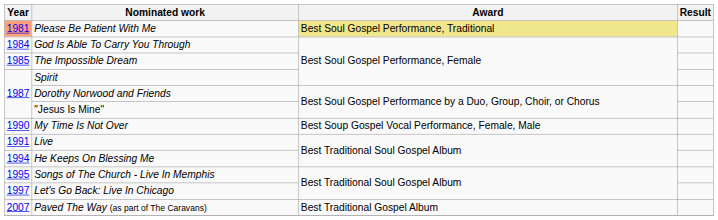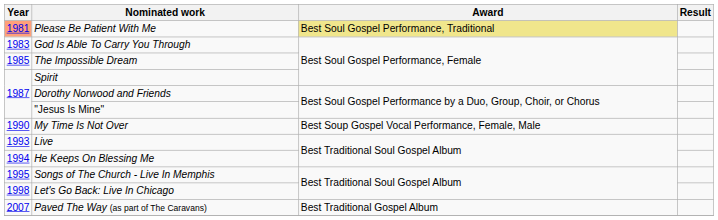(18, 45) 1984 -> (18, 45) 1983
(18, 142) 1991 -> (18, 142) 1993
(18, 191) 1997 -> (18, 191) 1998
